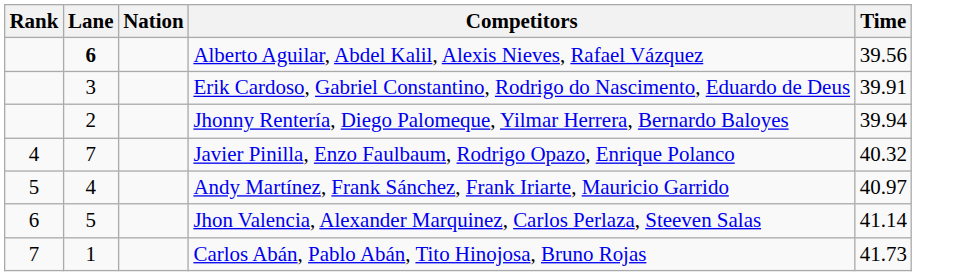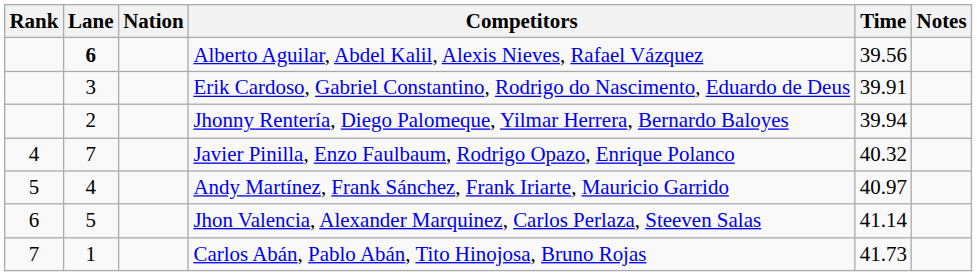+ column: (942, 21)
